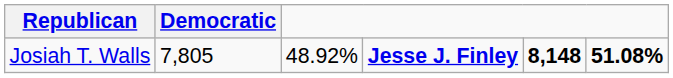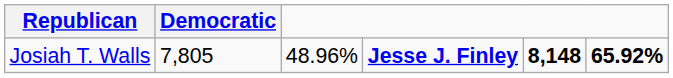(322, 55) 48.92% -> (322, 55) 48.96%
(627, 55) 51.08% -> (627, 55) 65.92%
